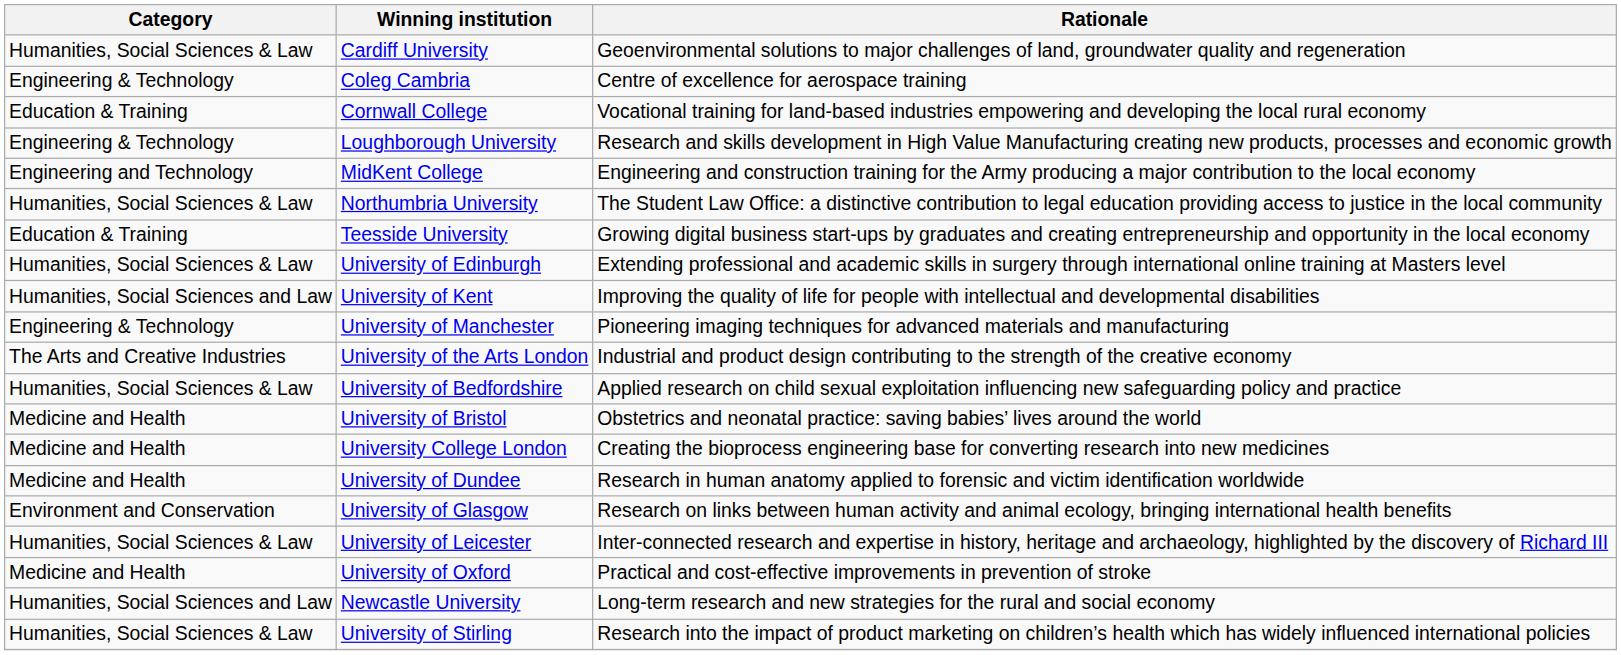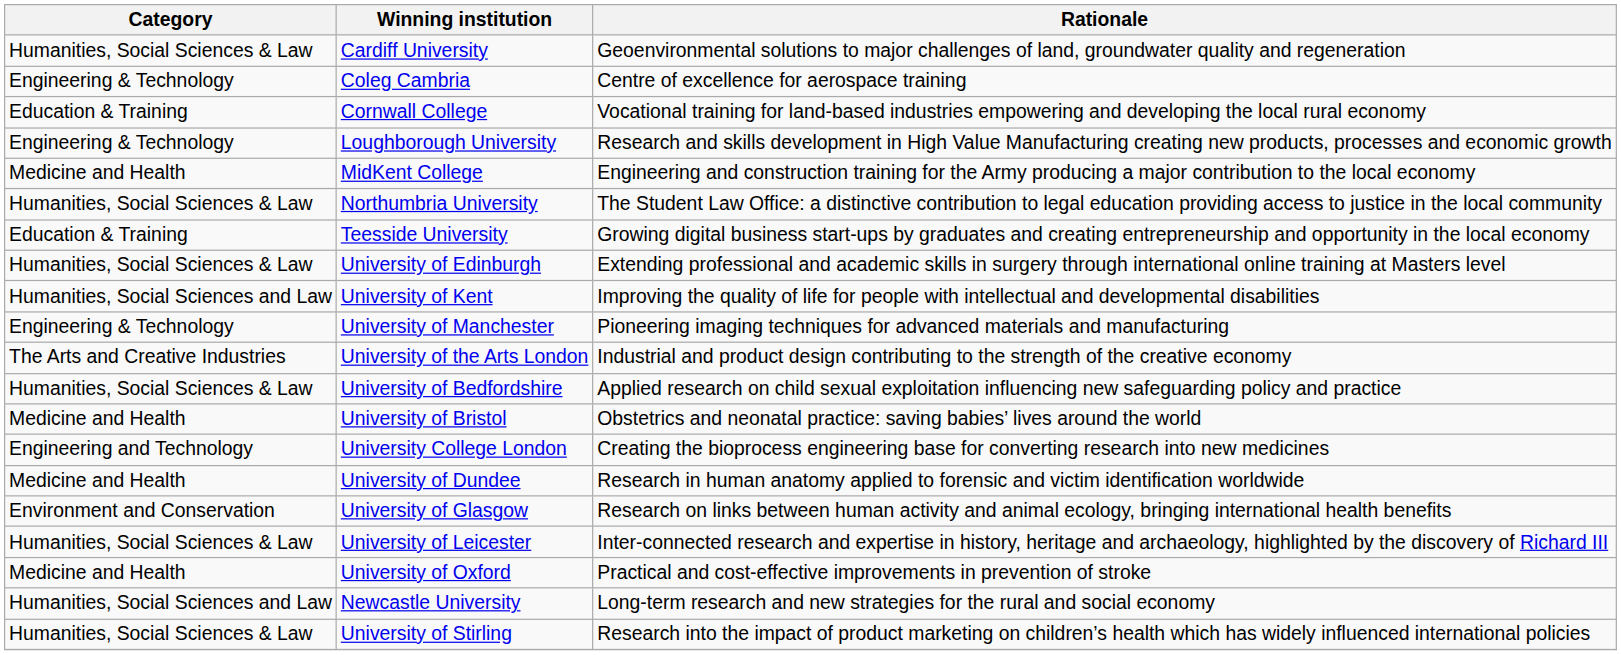(131, 173) Engineering and Technology -> (97, 173) Medicine and Health
(97, 449) Medicine and Health -> (131, 449) Engineering and Technology
